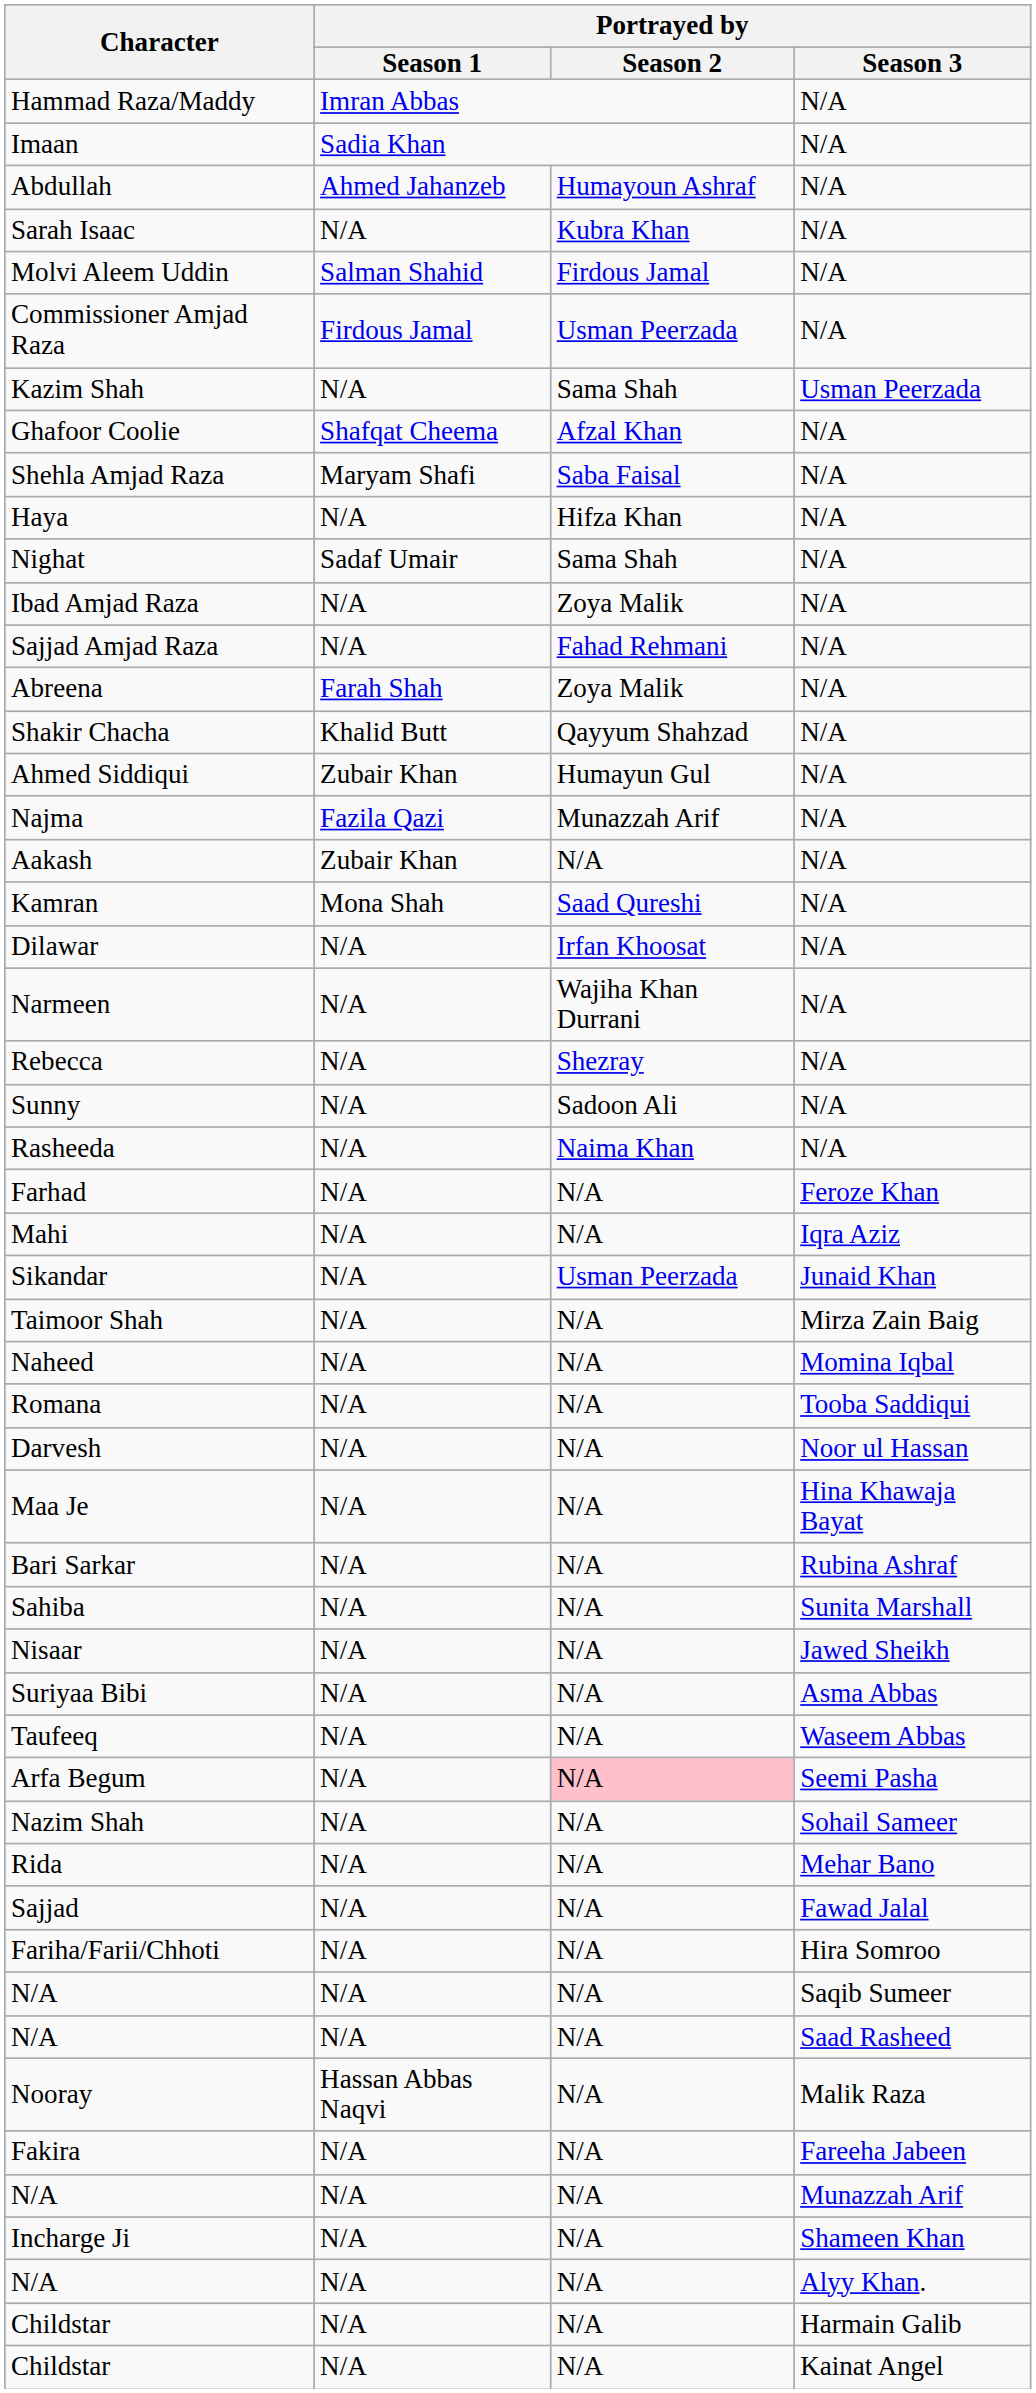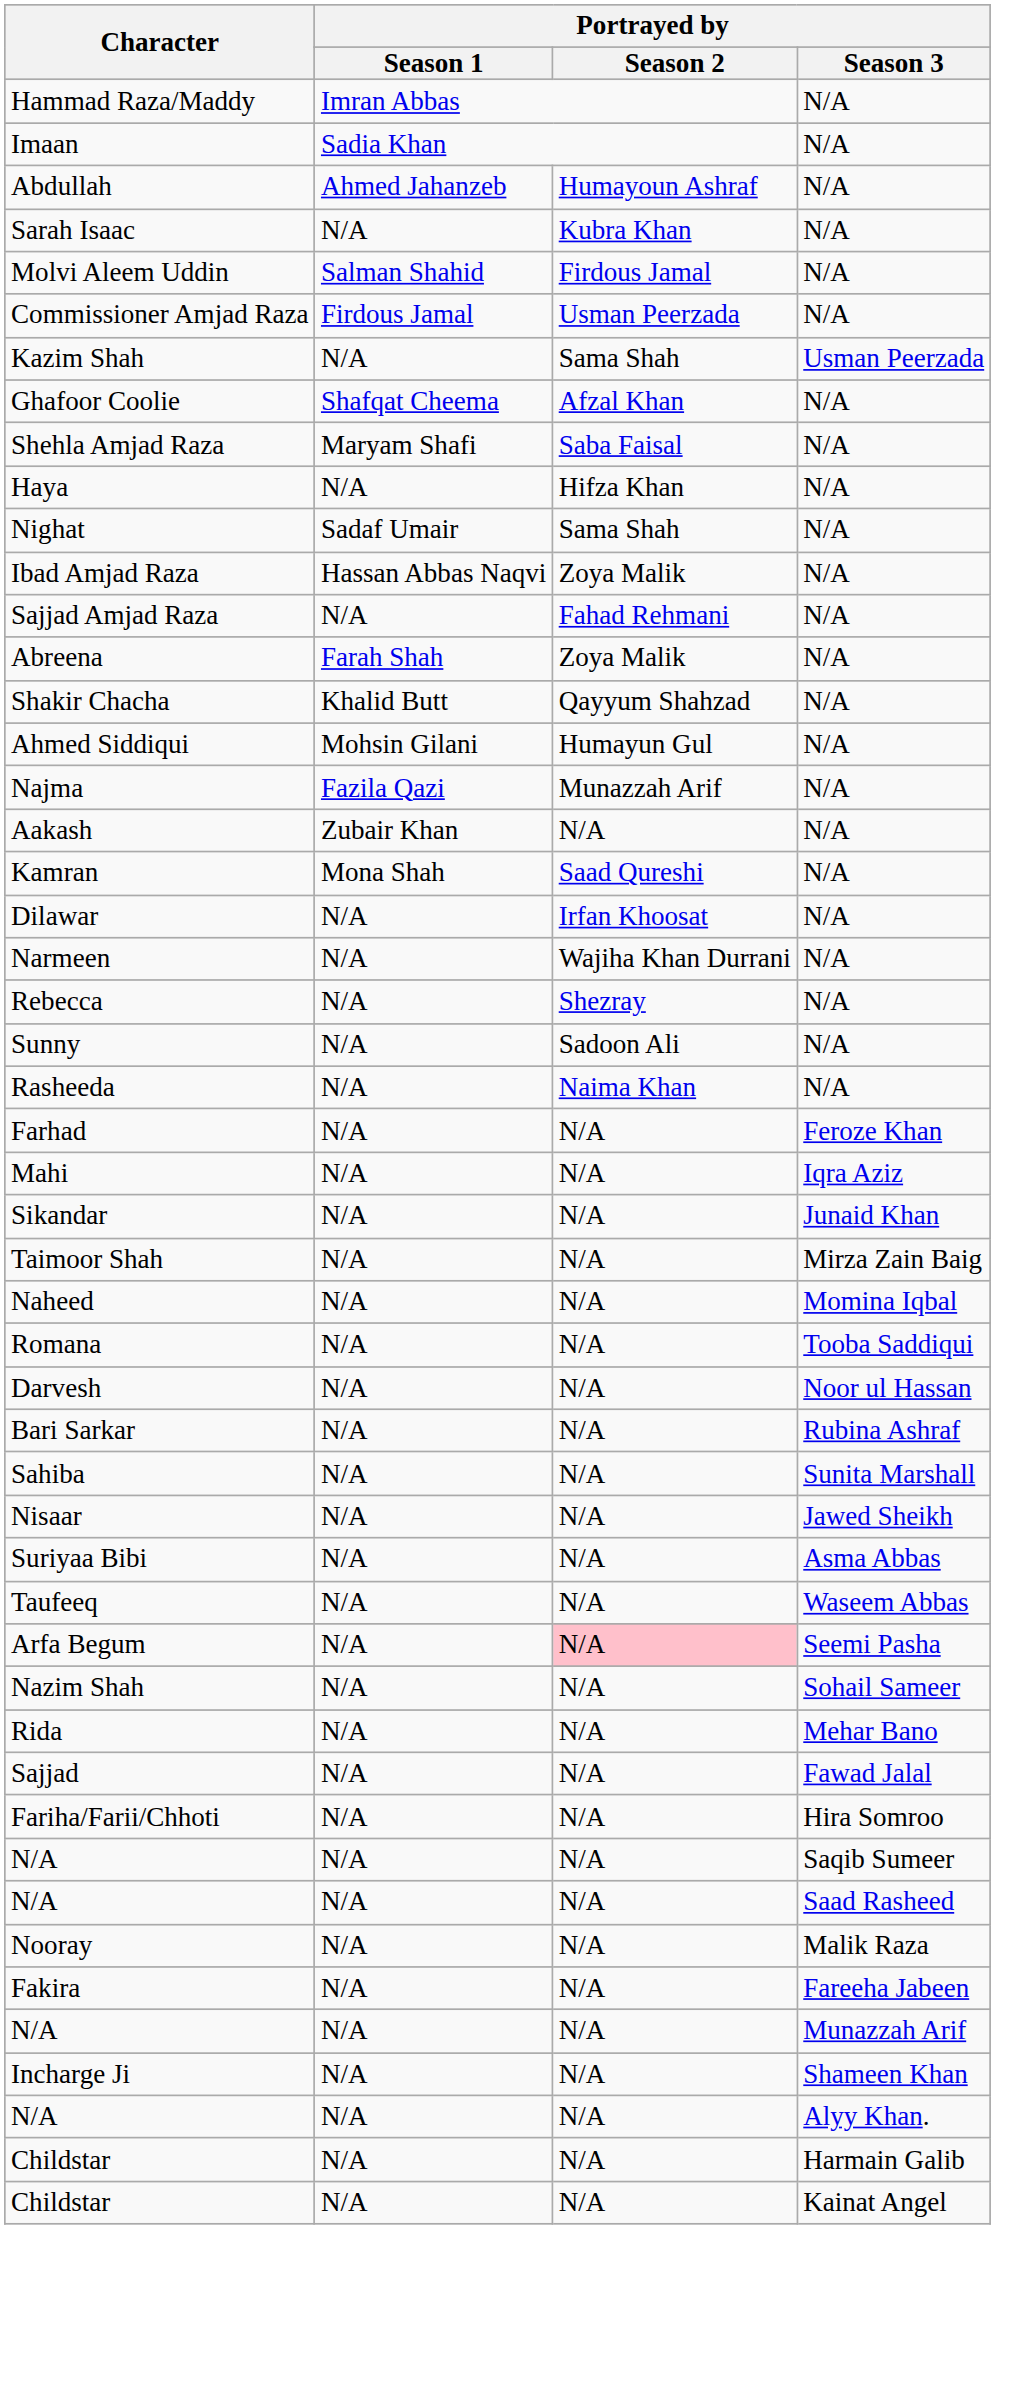(343, 603) N/A -> (434, 572) Hassan Abbas Naqvi
(389, 774) Zubair Khan -> (399, 744) Mohsin Gilani
(647, 1276) Usman Peerzada -> (582, 1215) N/A
- row: (50, 1506)
(396, 2094) Hassan Abbas Naqvi -> (344, 1944) N/A
